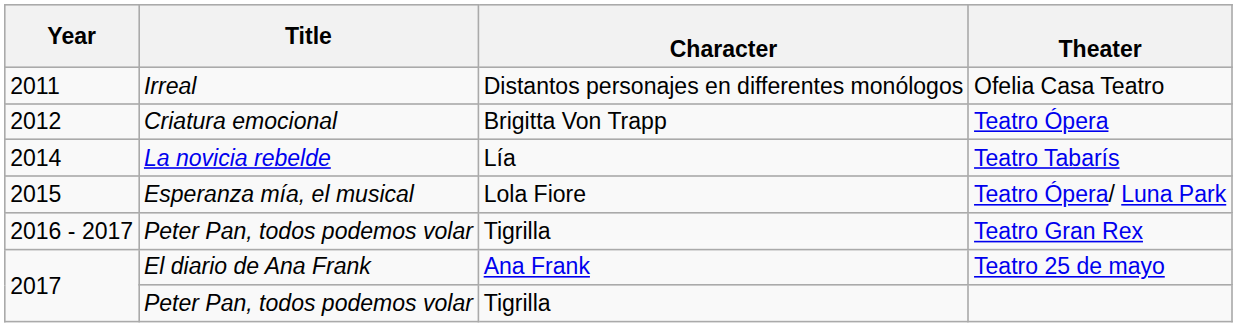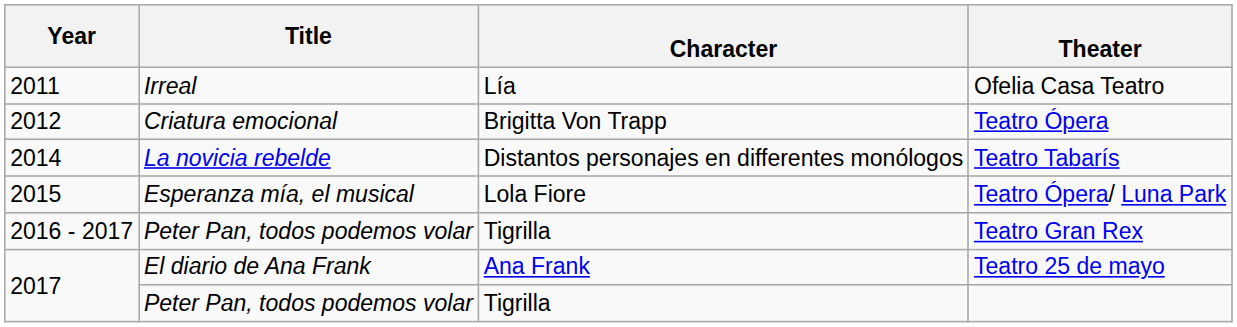(723, 85) Distantos personajes en differentes monólogos -> (500, 85) Lía
(500, 158) Lía -> (723, 158) Distantos personajes en differentes monólogos
